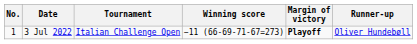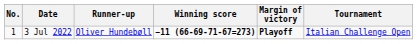columns swapped: (128, 16) <-> (372, 16)
(234, 33) normal -> (206, 33) bold
